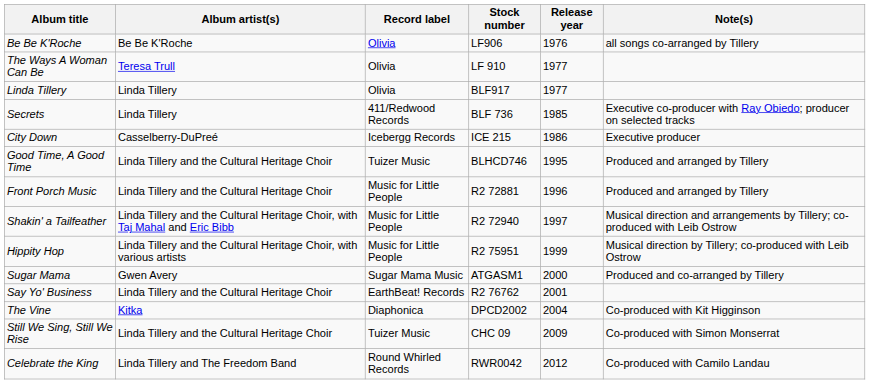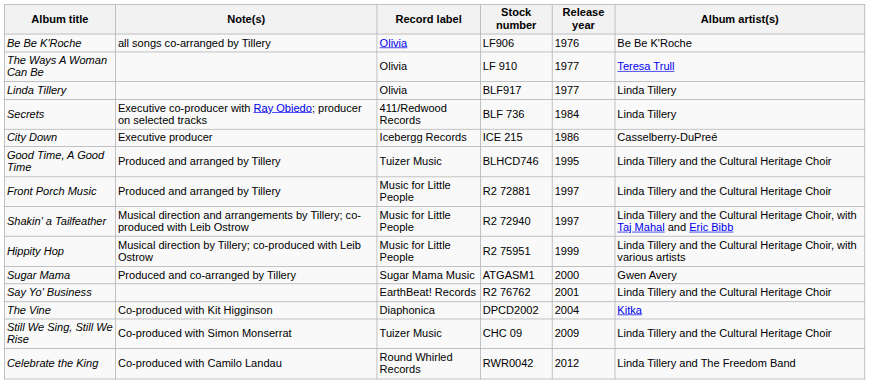columns swapped: (240, 19) <-> (734, 19)
(555, 114) 1985 -> (567, 114) 1984
(555, 191) 1996 -> (567, 191) 1997
